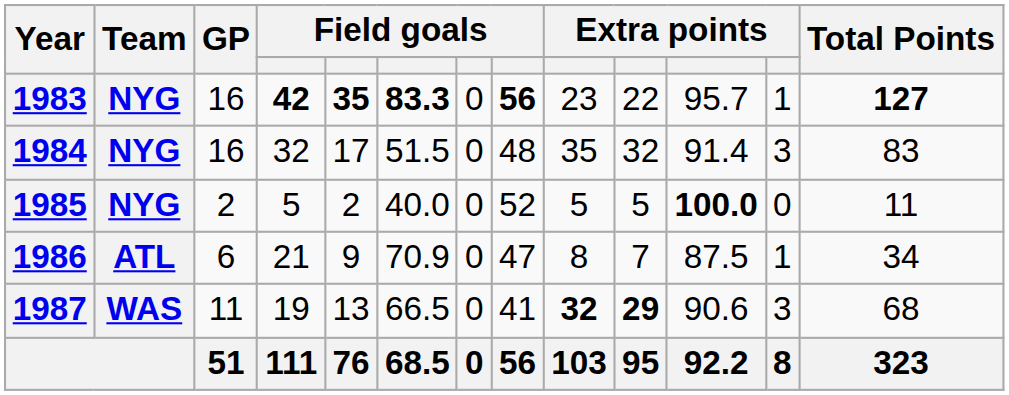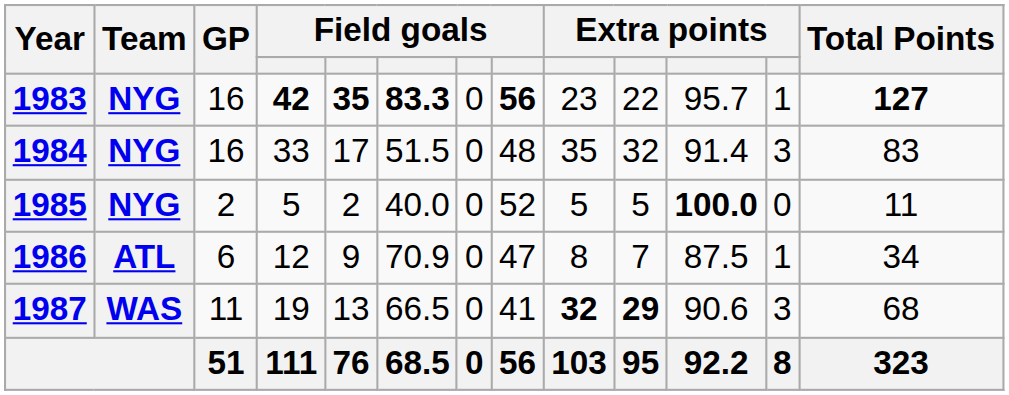(291, 151) 32 -> (291, 151) 33
(291, 257) 21 -> (291, 257) 12
